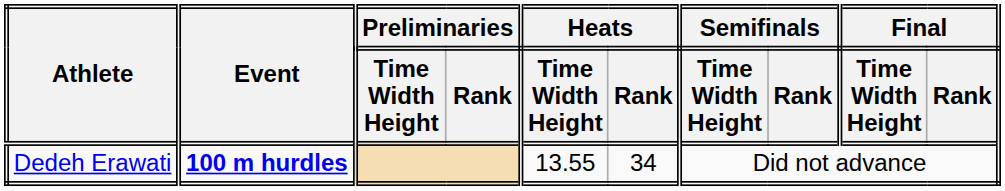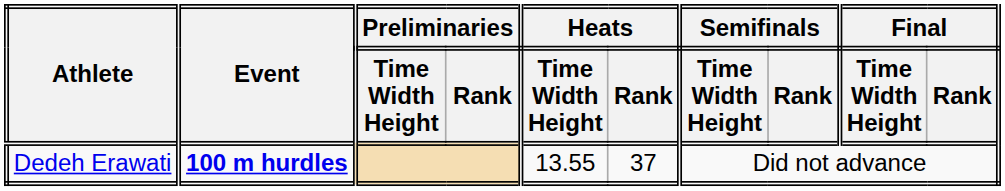(643, 164) 34 -> (643, 164) 37
